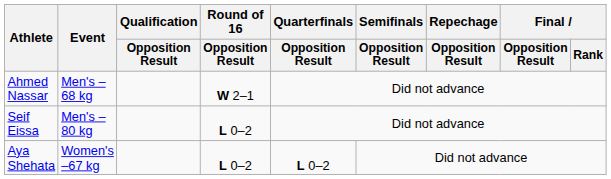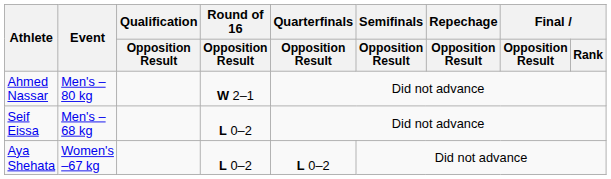(83, 89) Men's –68 kg -> (83, 89) Men's –80 kg
(83, 124) Men's –80 kg -> (83, 124) Men's –68 kg
